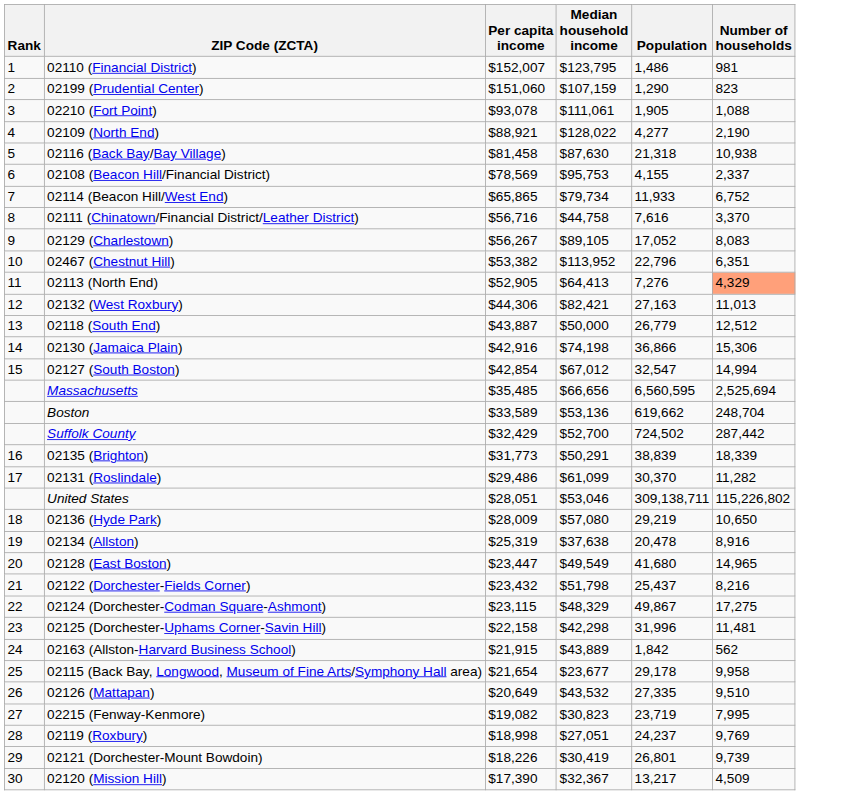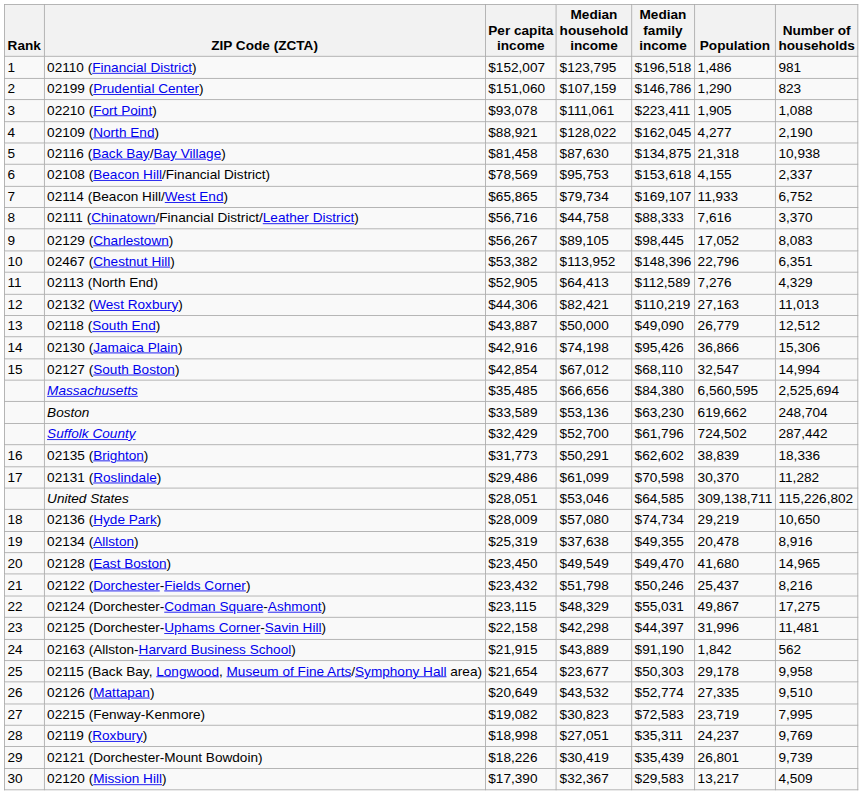+ column: (663, 30)
(733, 283) lightsalmon background -> (796, 283) no background
(736, 455) 18,339 -> (799, 455) 18,336
(513, 563) $23,447 -> (513, 563) $23,450
